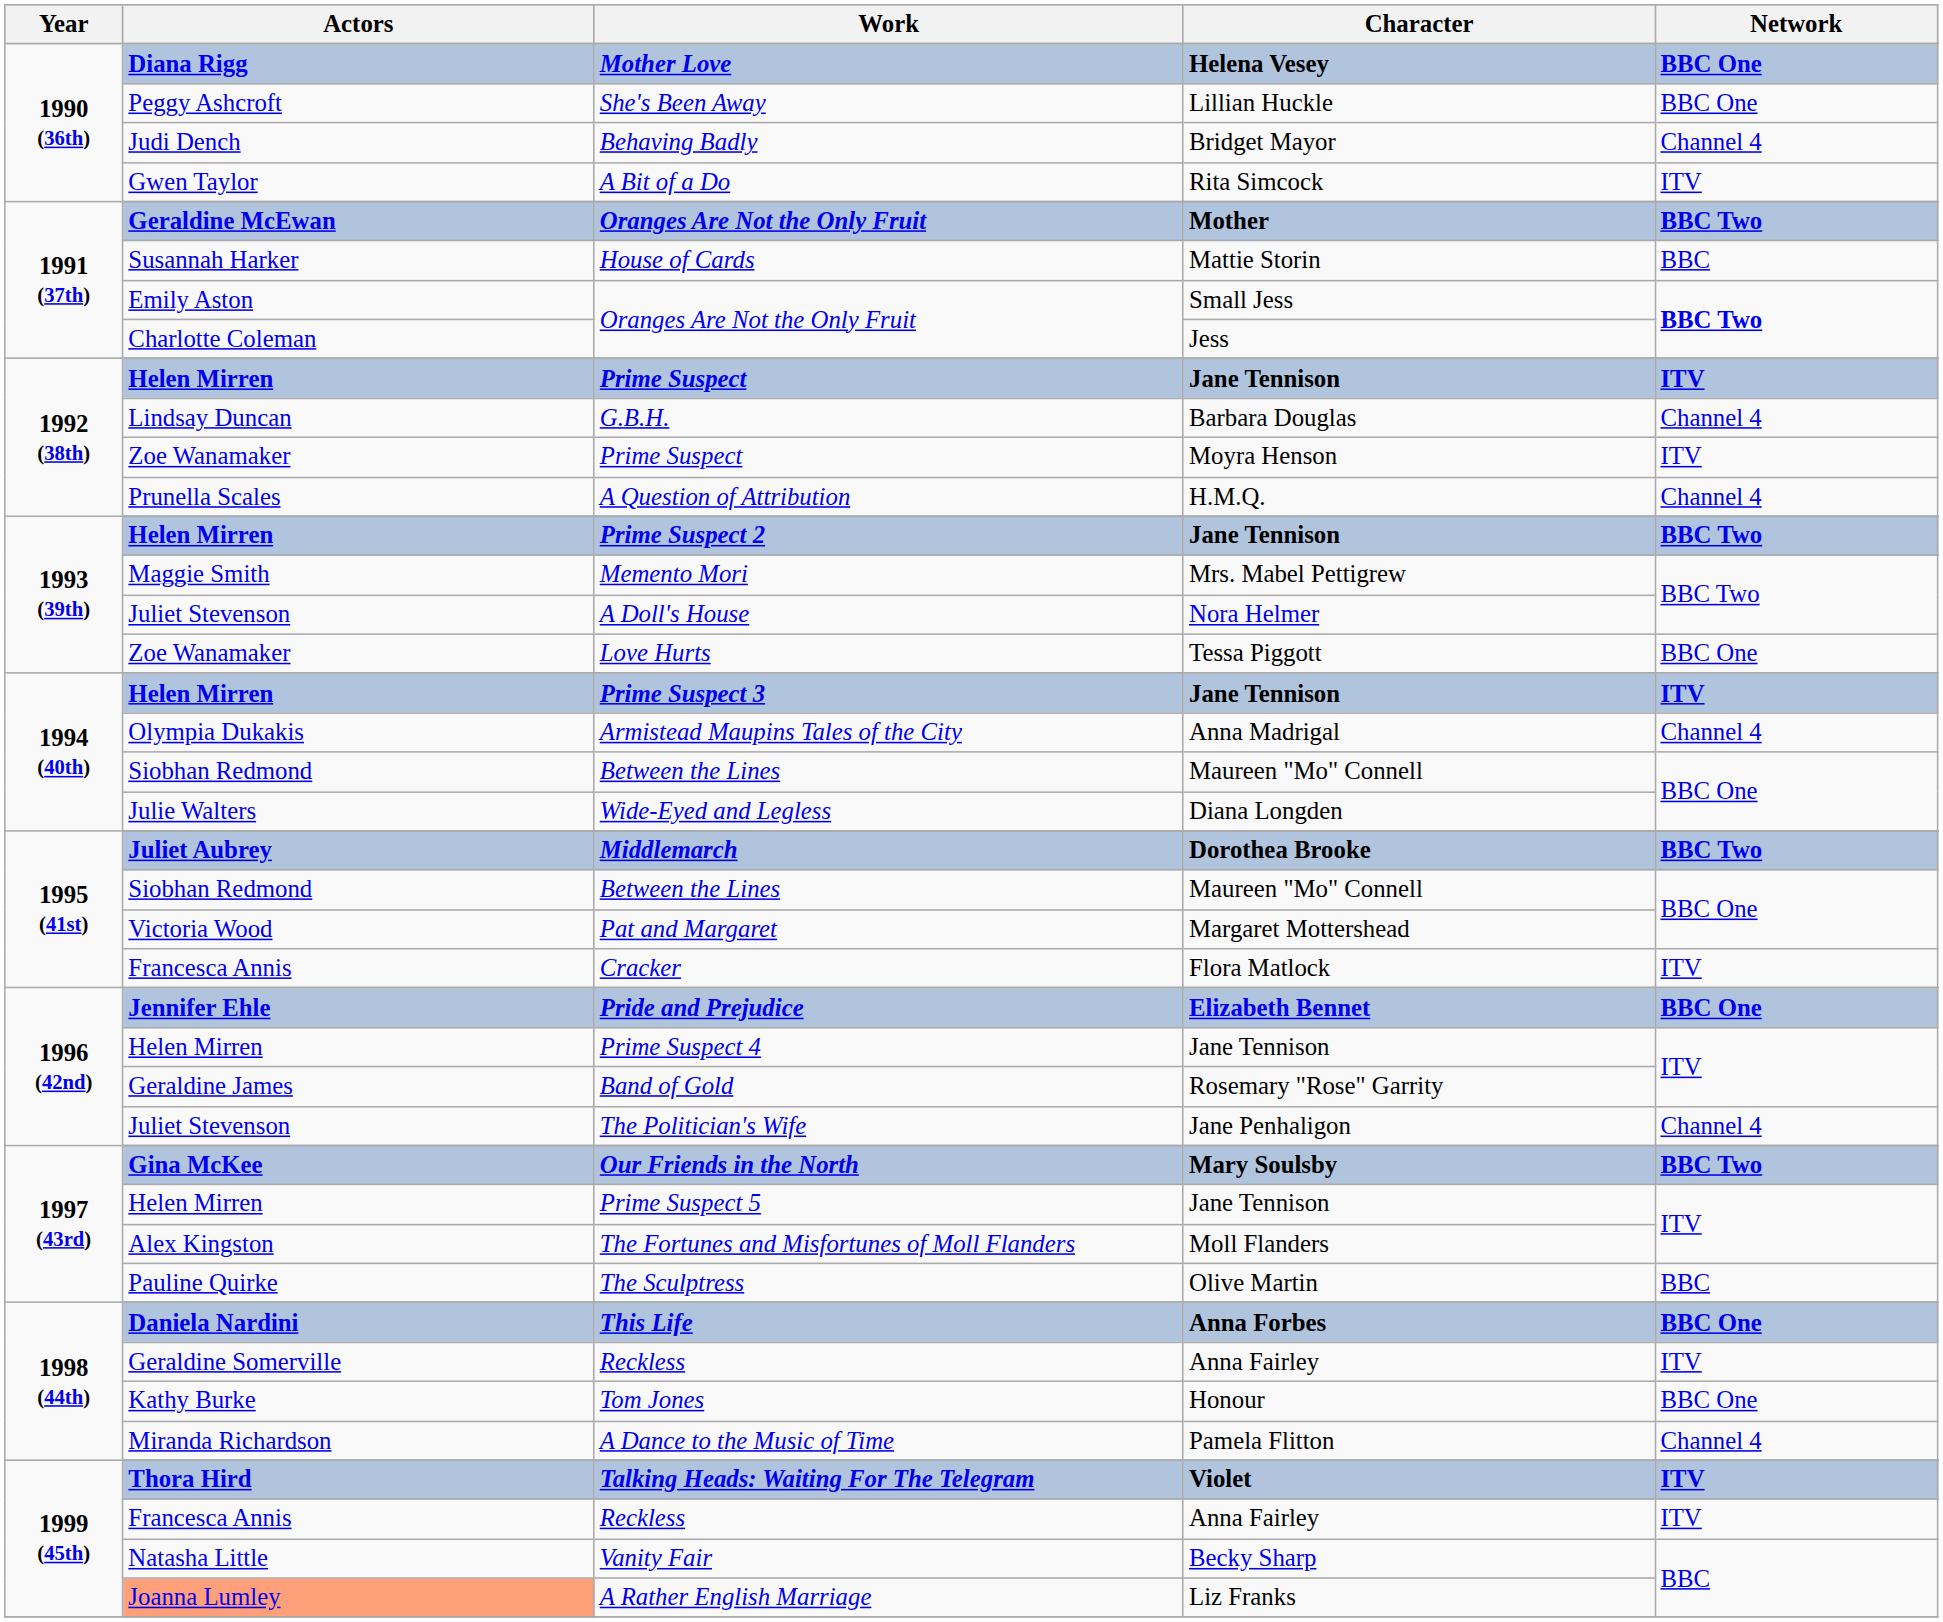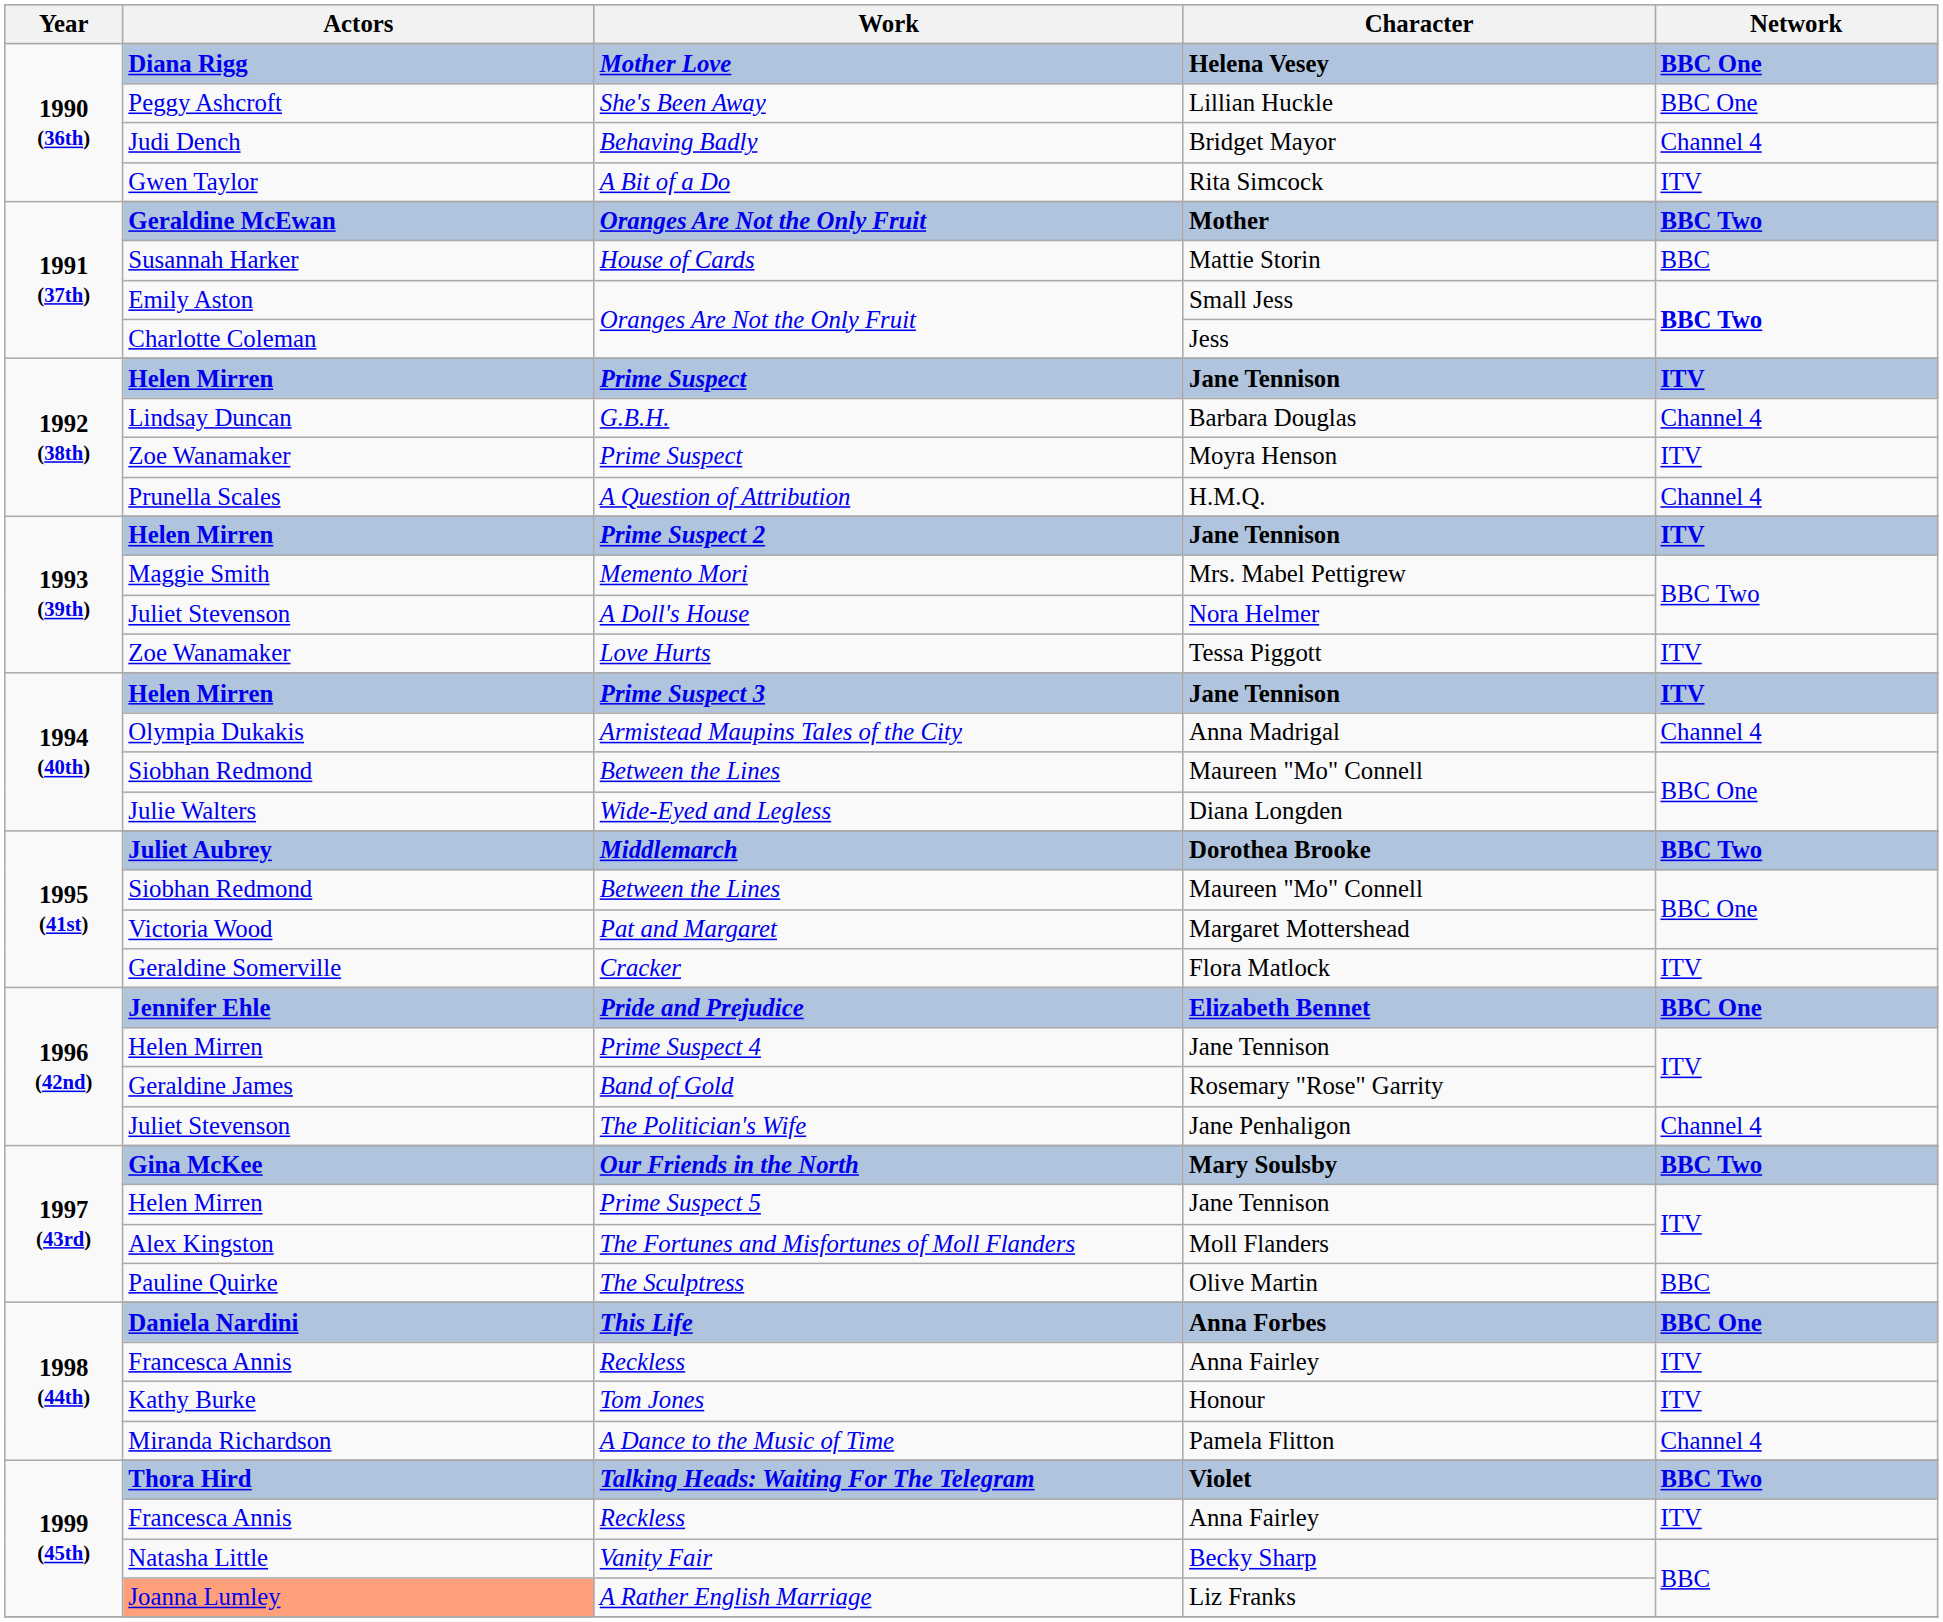(1711, 535) BBC Two -> (1683, 535) ITV
(1709, 653) BBC One -> (1681, 653) ITV
(210, 968) Francesca Annis -> (235, 968) Geraldine Somerville
(235, 1361) Geraldine Somerville -> (210, 1361) Francesca Annis
(1709, 1400) BBC One -> (1681, 1400) ITV
(1683, 1479) ITV -> (1711, 1479) BBC Two
